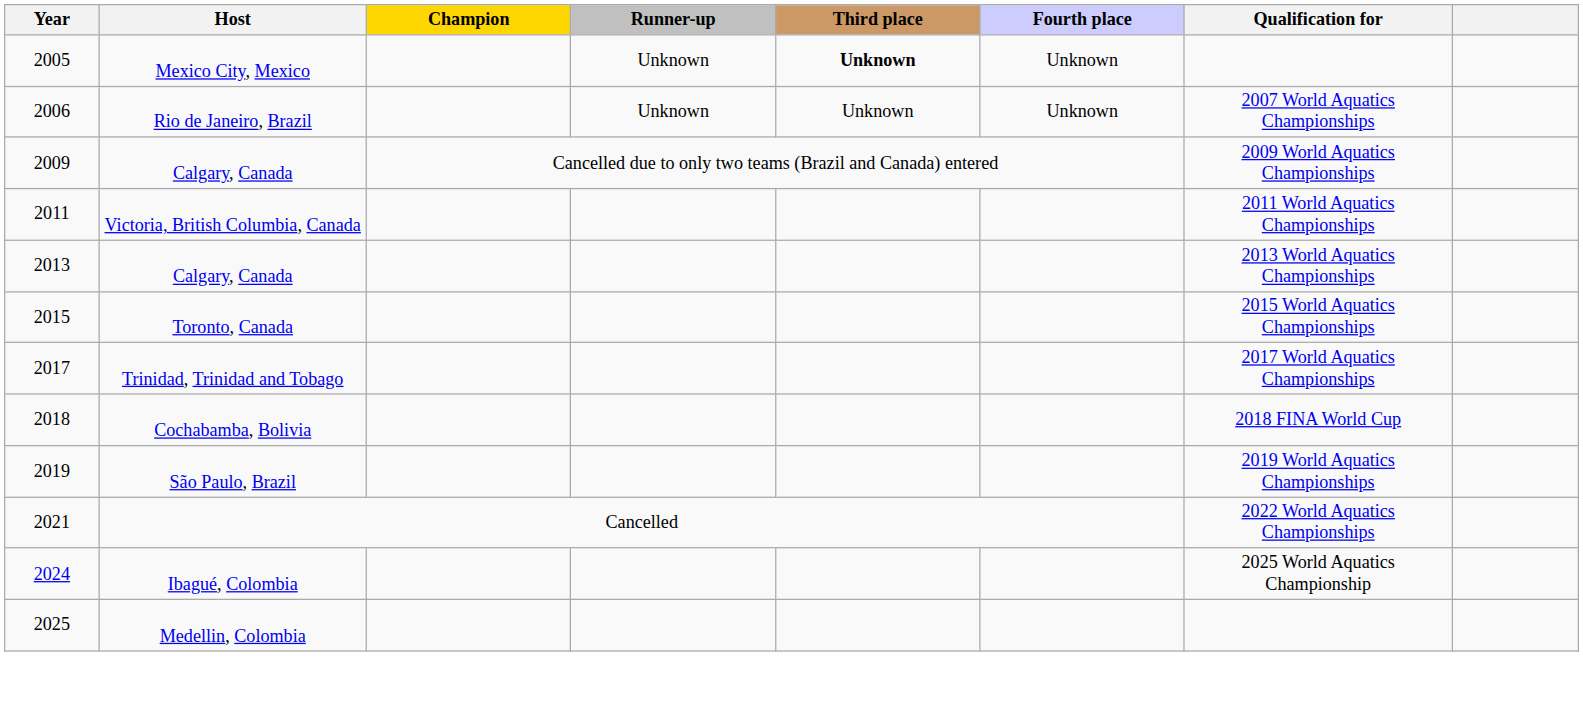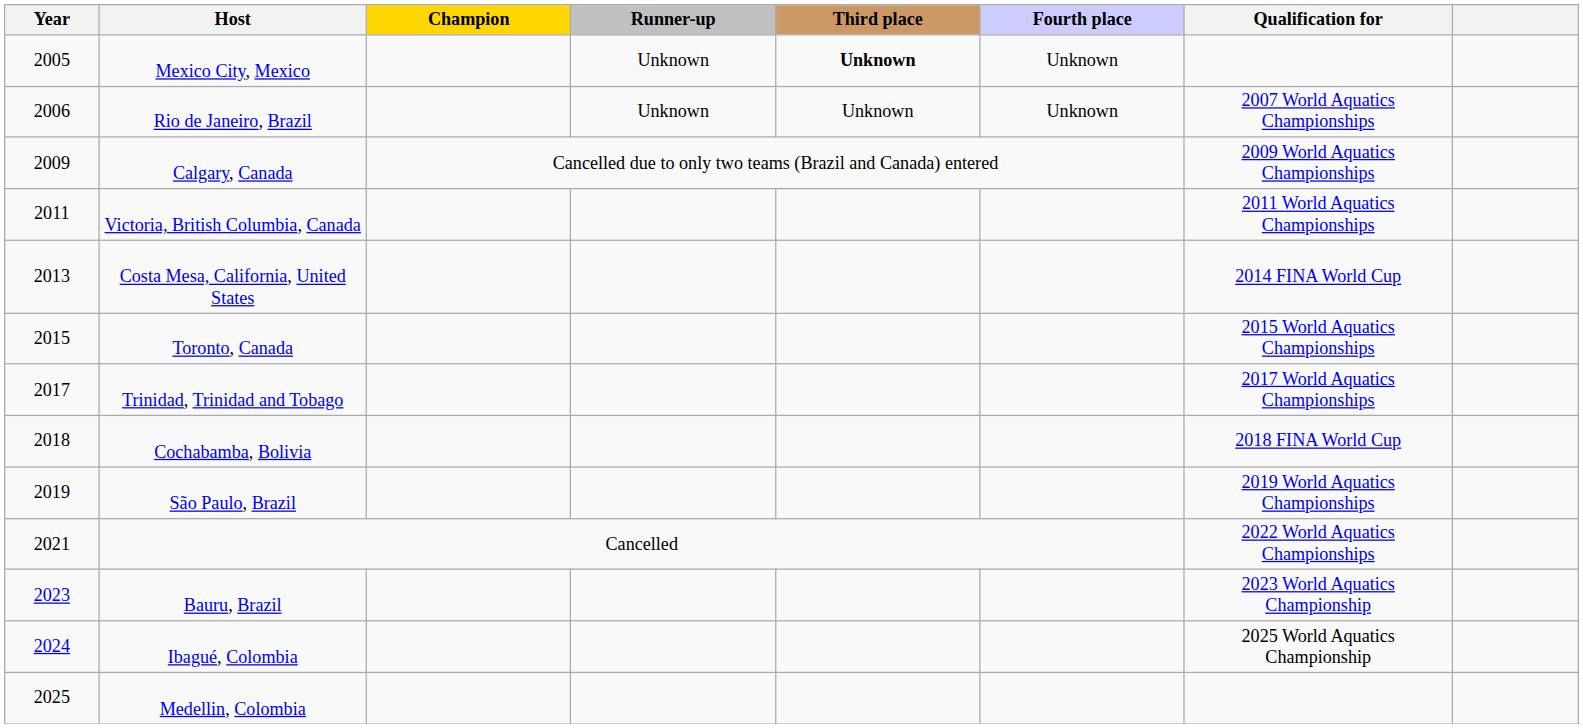- row: (52, 265)
+ row: (52, 276)
+ row: (52, 595)
